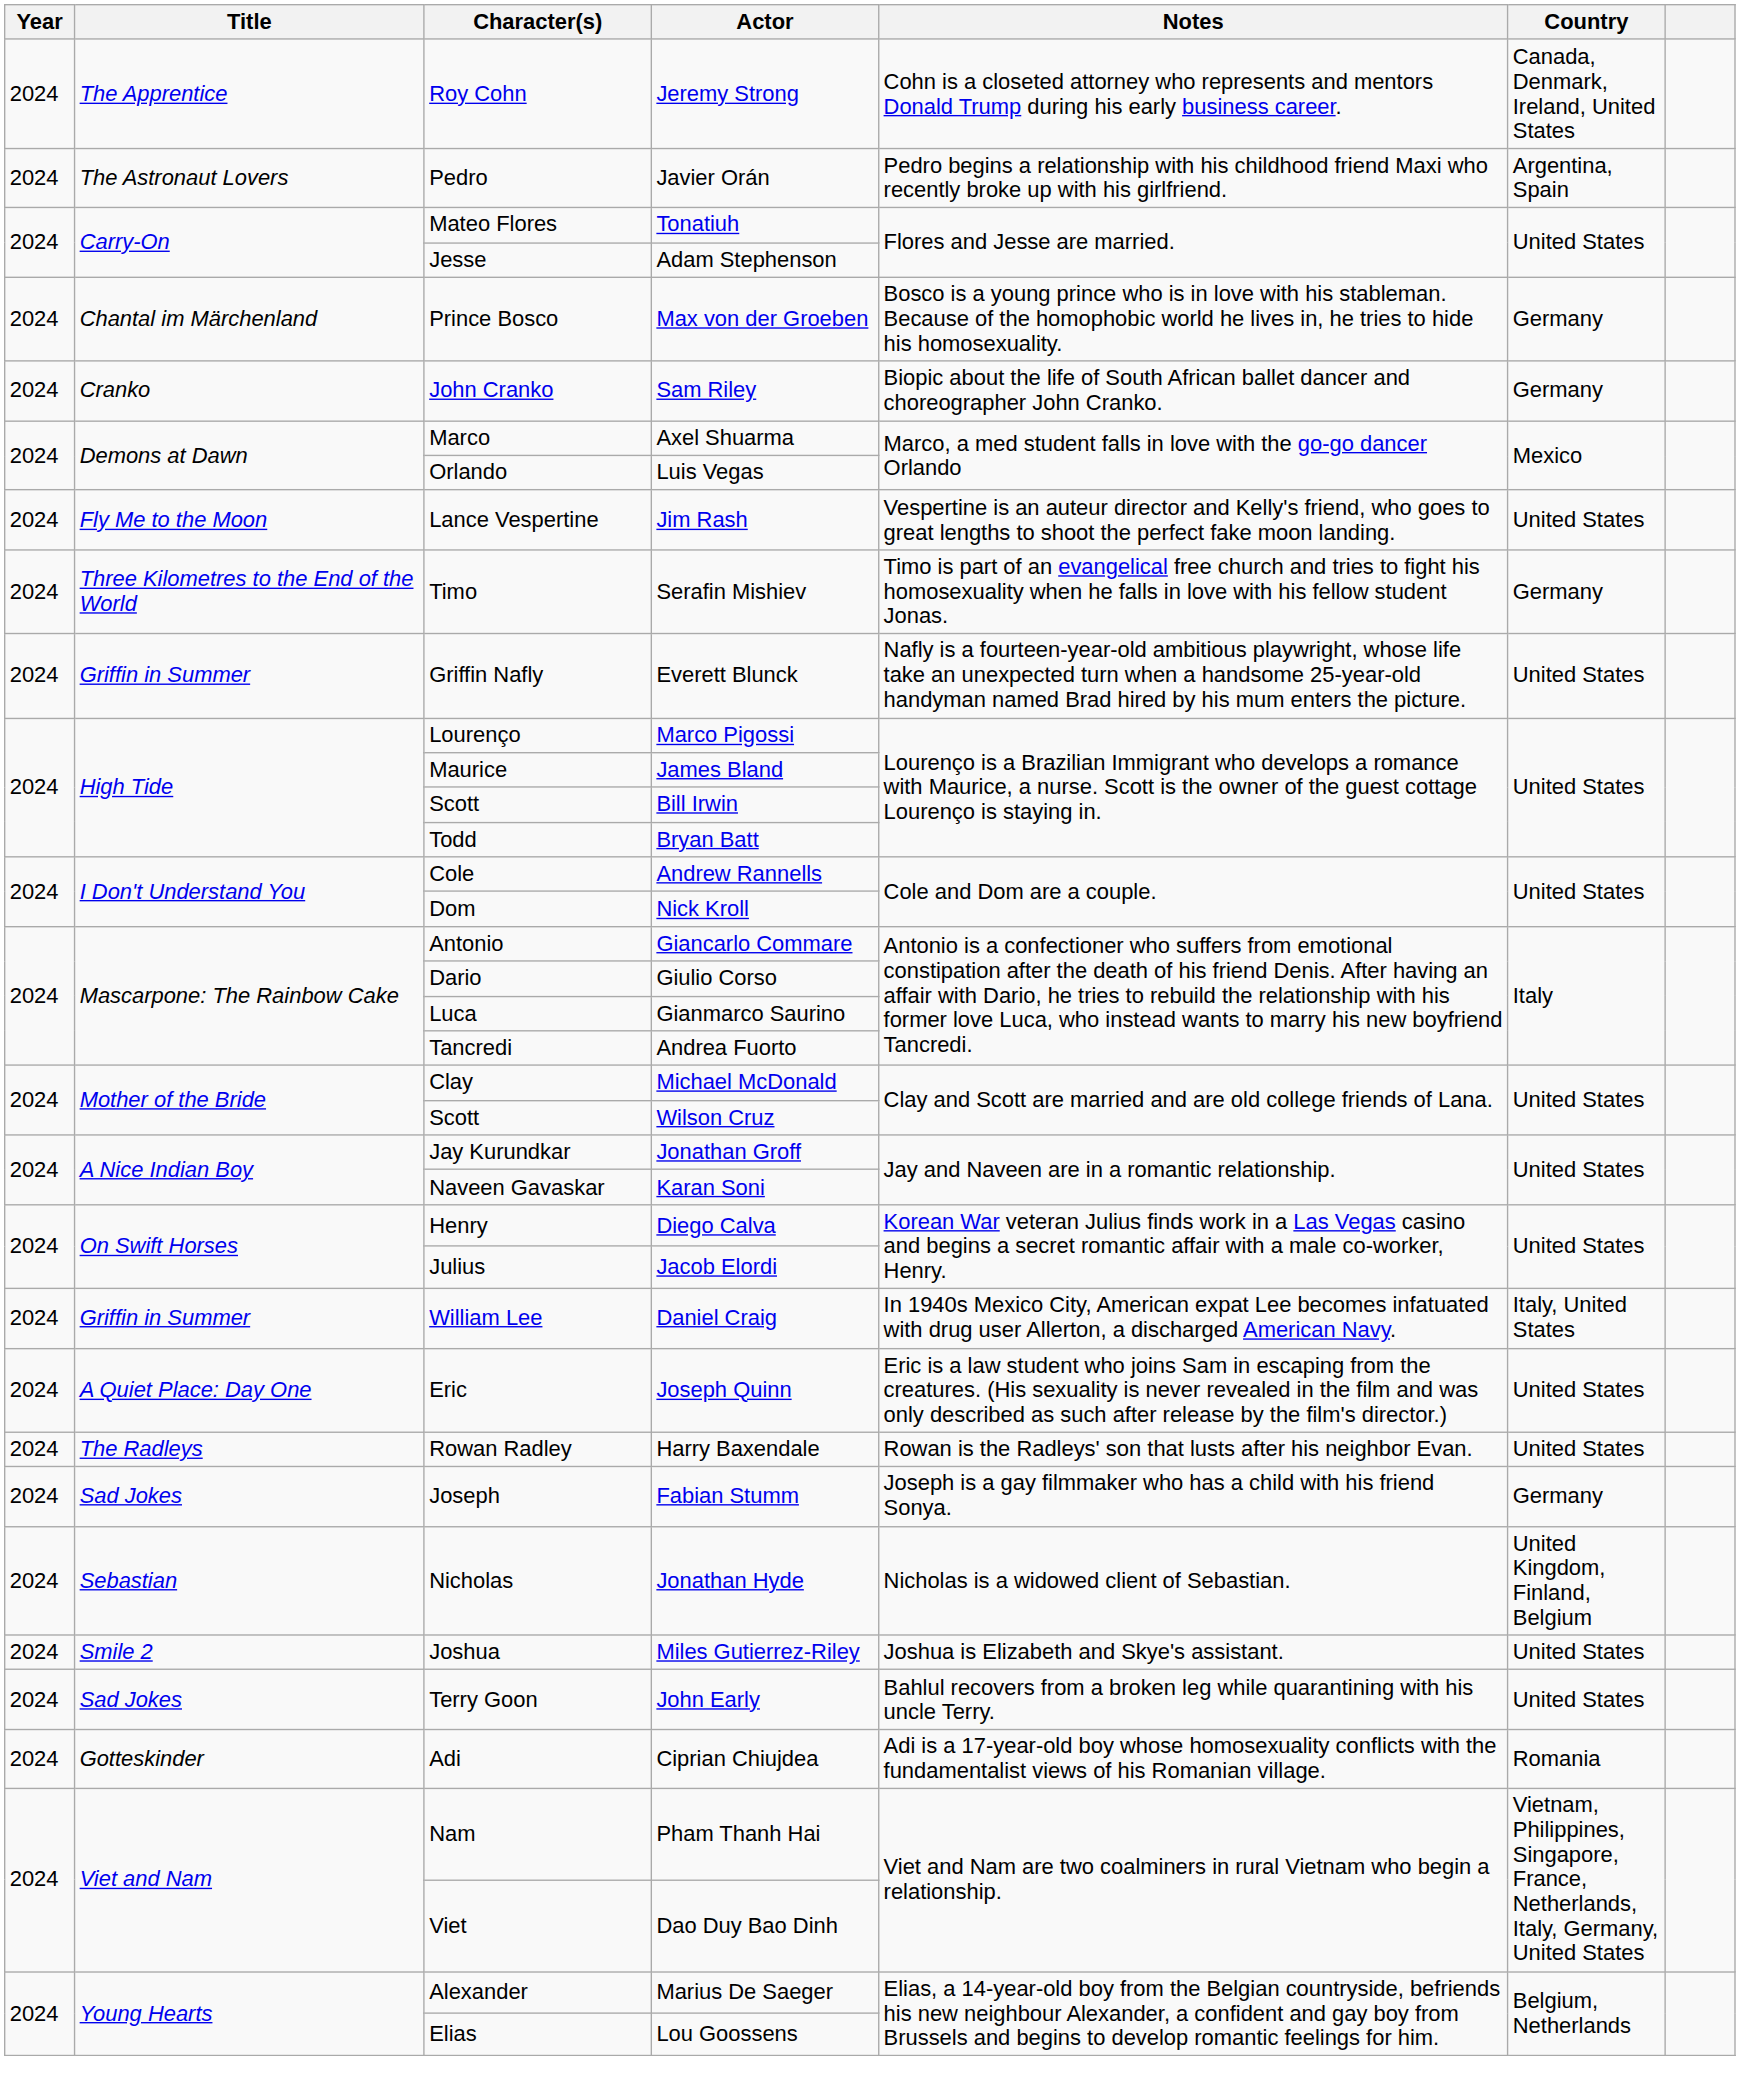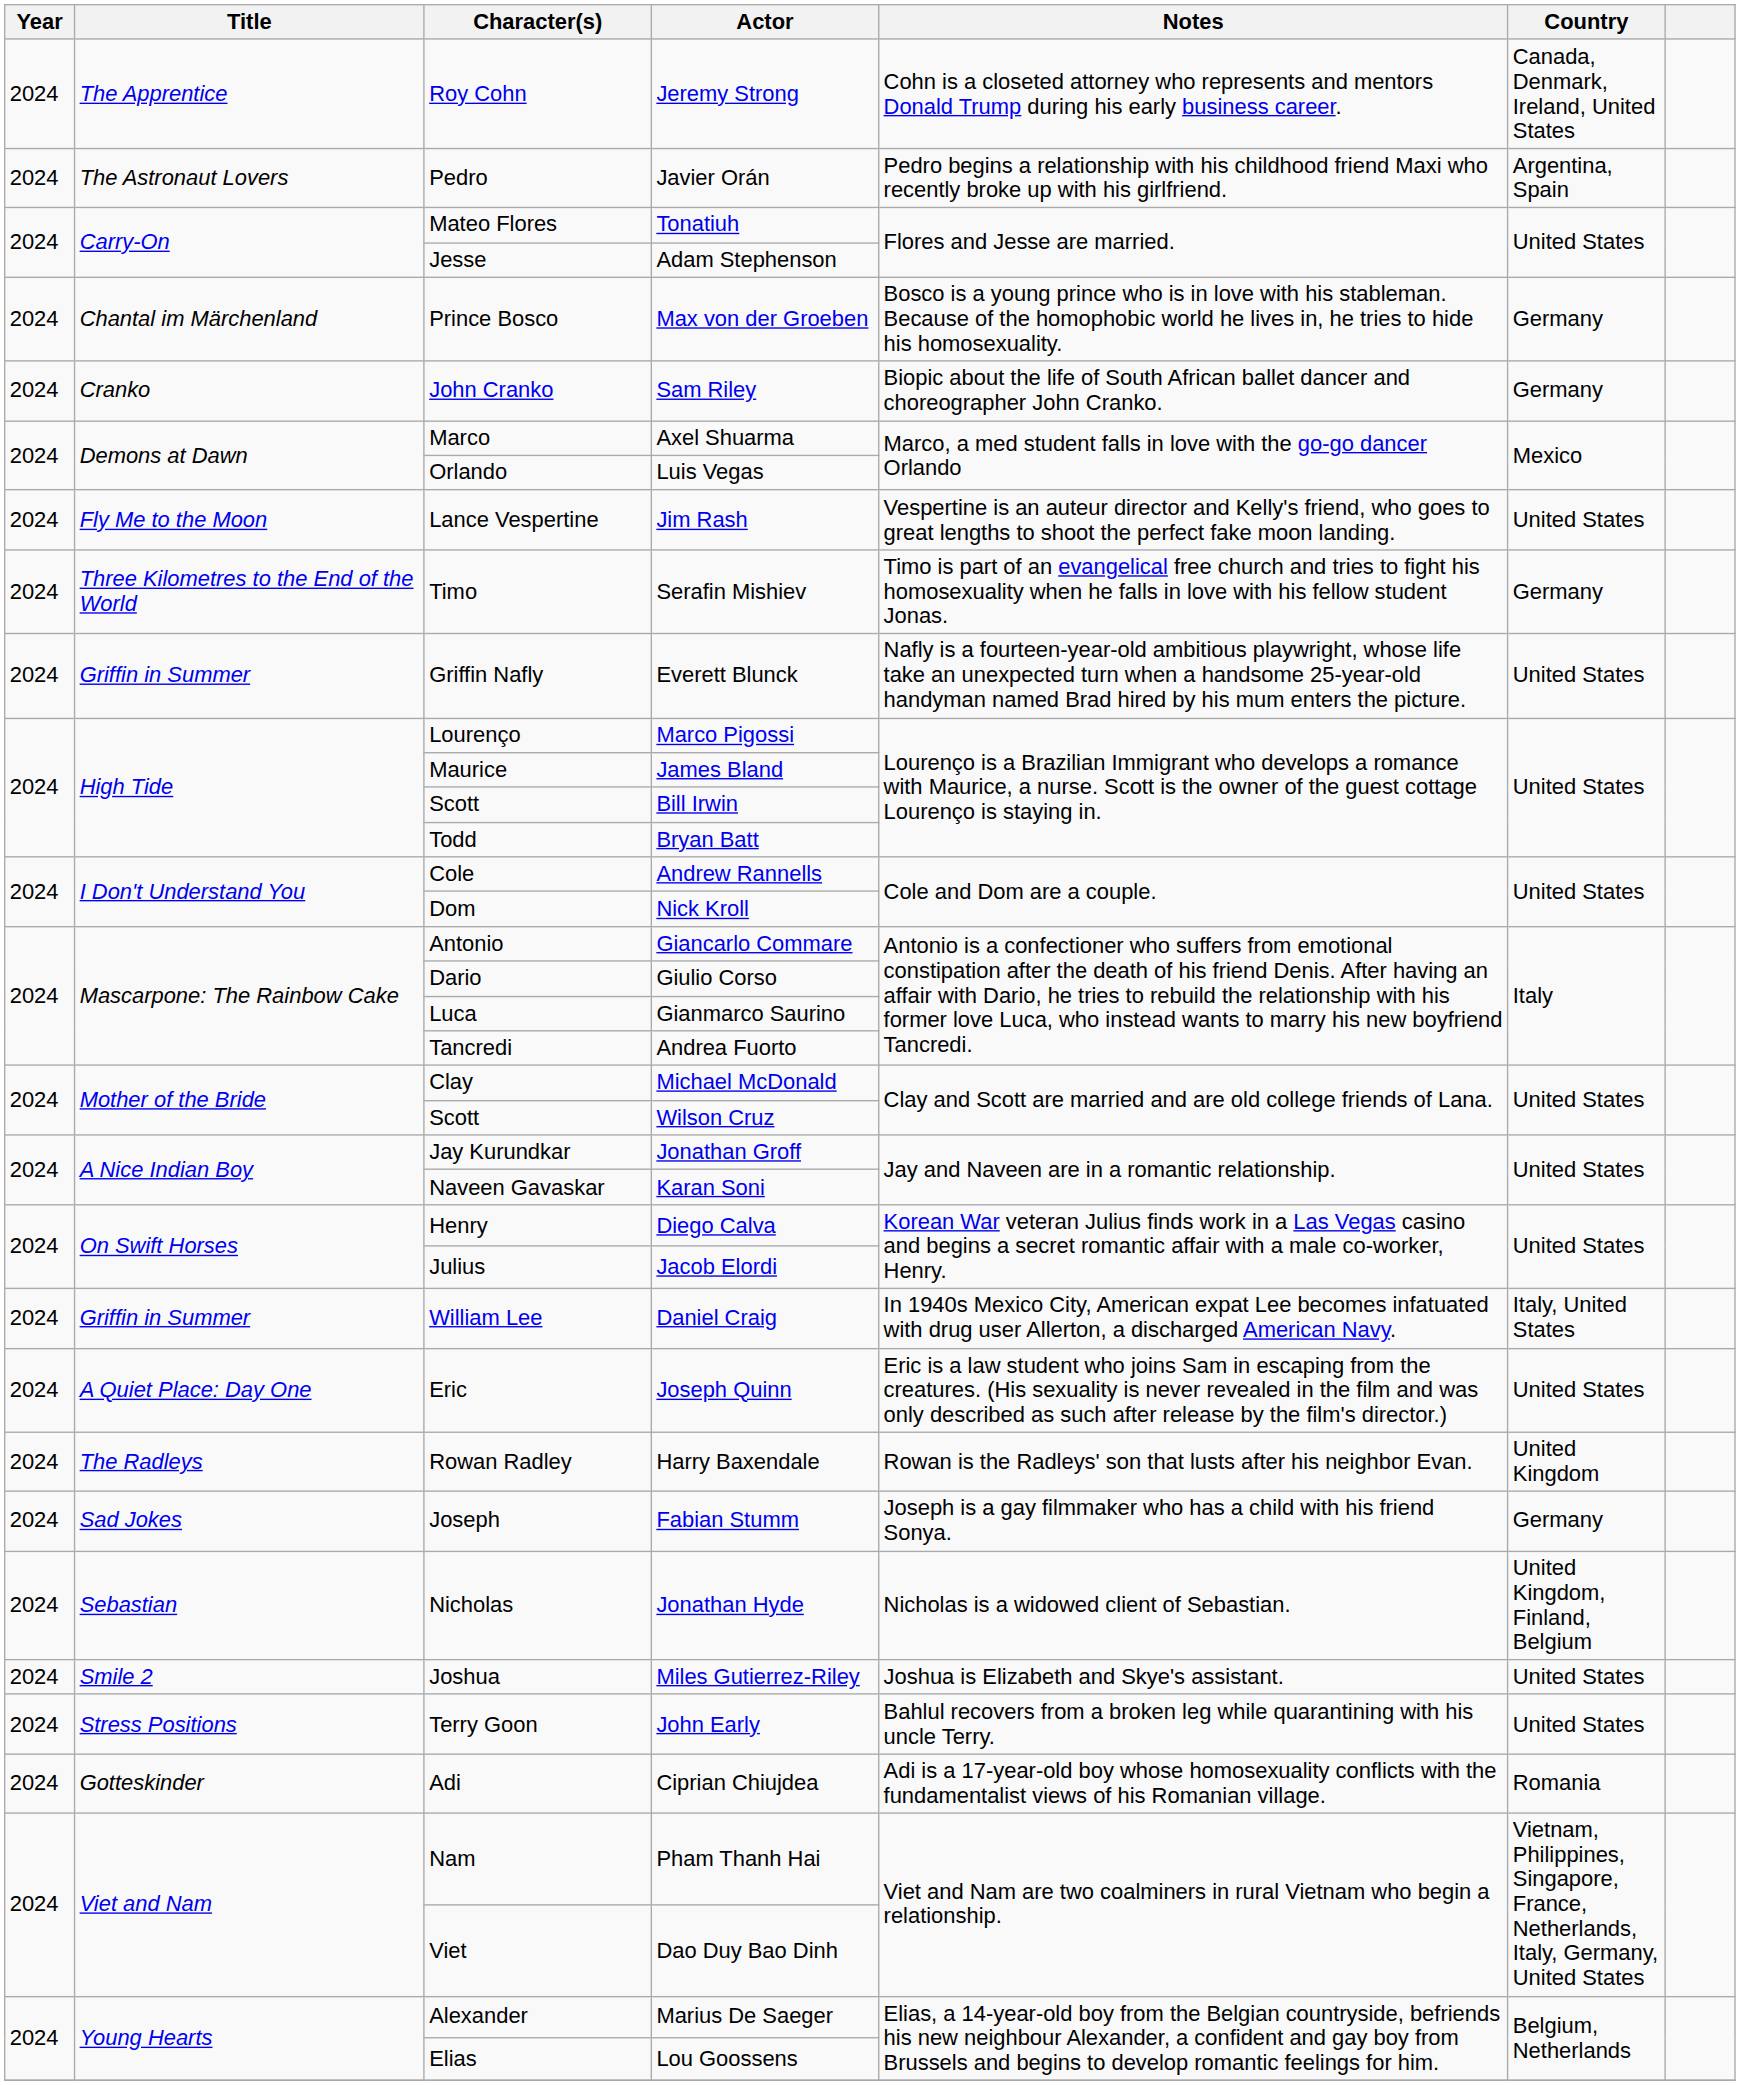(1579, 1449) United States -> (1556, 1461) United Kingdom
(131, 1699) Sad Jokes -> (158, 1723) Stress Positions
